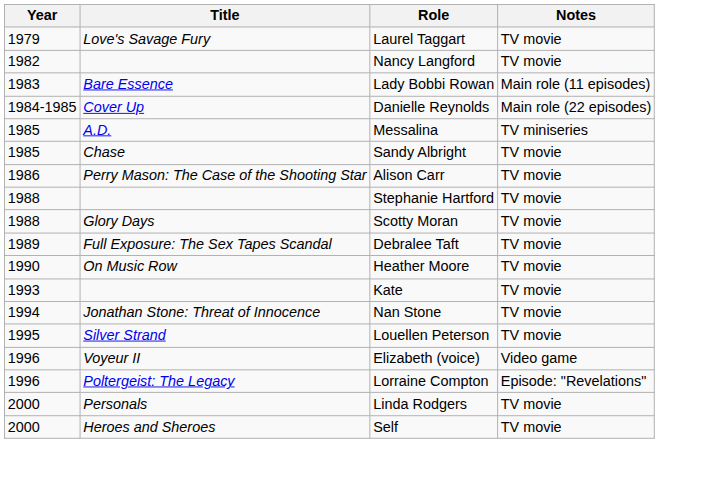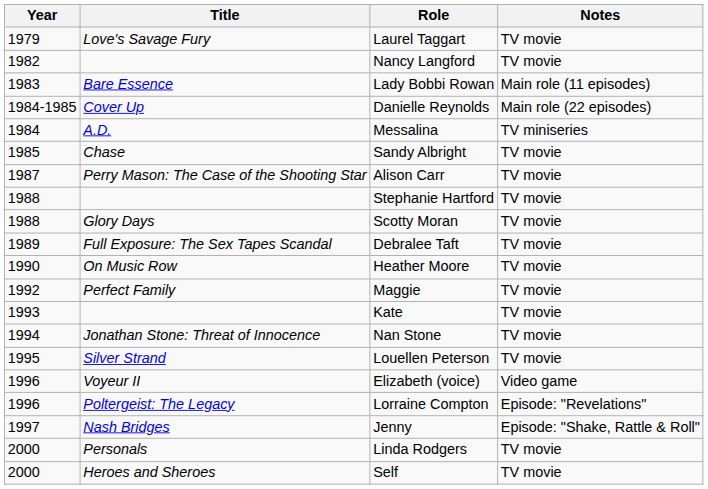(24, 130) 1985 -> (24, 130) 1984
(24, 175) 1986 -> (24, 175) 1987
+ row: (397, 289)
+ row: (392, 426)
